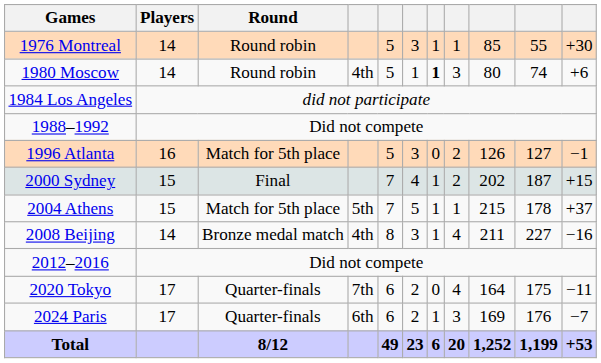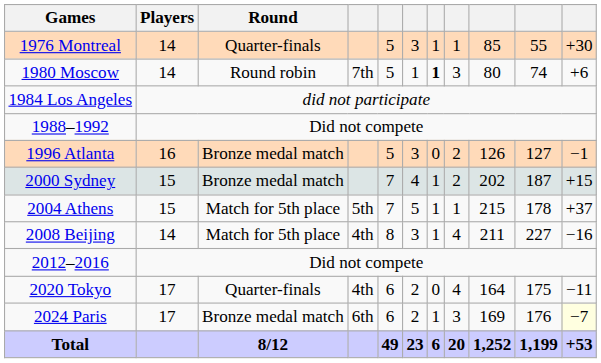(273, 45) Round robin -> (273, 45) Quarter-finals
(363, 72) 4th -> (363, 72) 7th
(273, 153) Match for 5th place -> (273, 153) Bronze medal match
(273, 180) Final -> (273, 180) Bronze medal match
(273, 235) Bronze medal match -> (273, 235) Match for 5th place
(363, 289) 7th -> (363, 289) 4th
(273, 316) Quarter-finals -> (273, 316) Bronze medal match
(579, 316) no background -> (579, 316) lightyellow background
